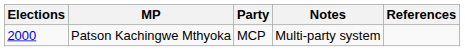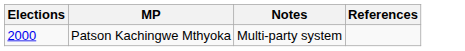- column: (253, 14)
